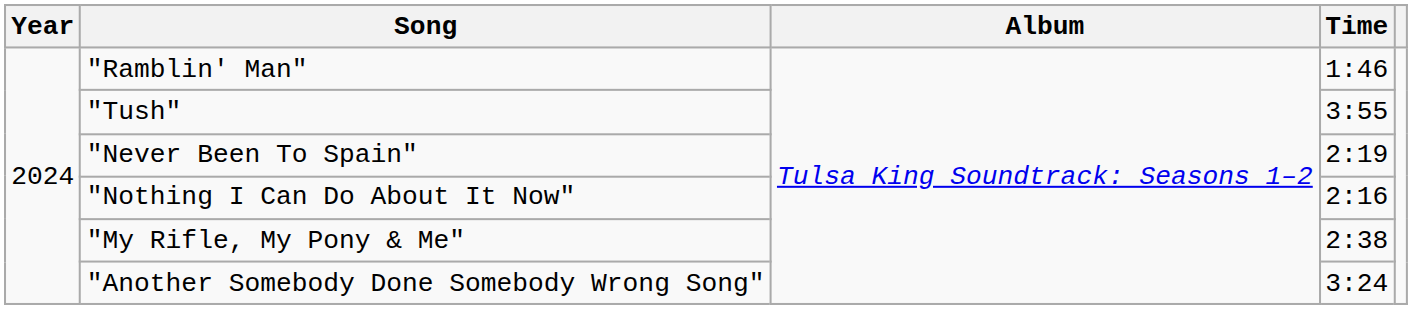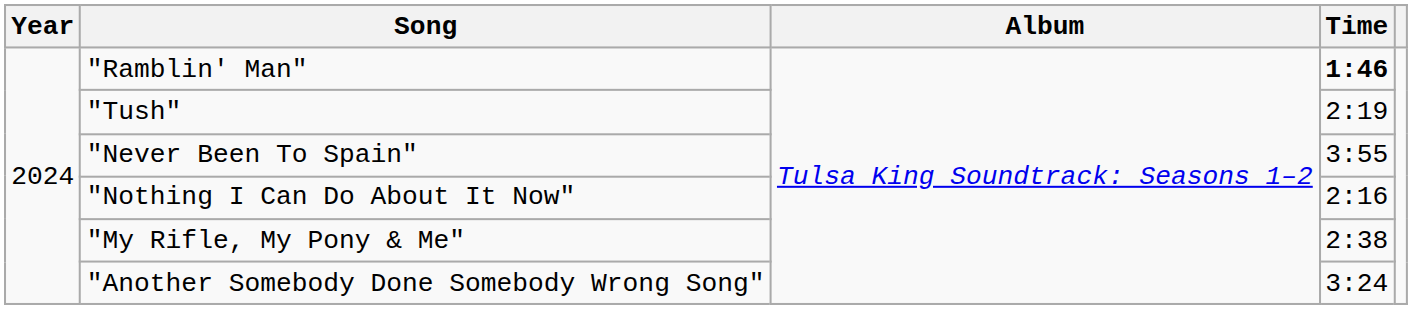(1357, 69) normal -> (1357, 69) bold
(1357, 112) 3:55 -> (1357, 112) 2:19
(1357, 155) 2:19 -> (1357, 155) 3:55
